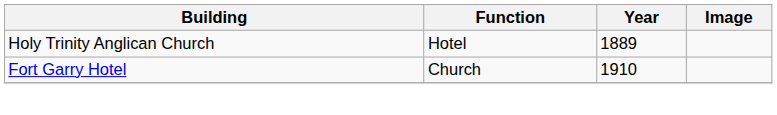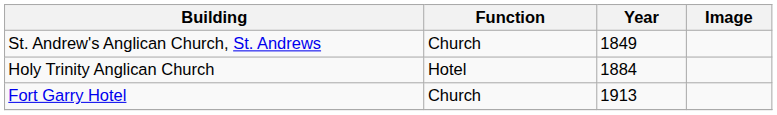+ row: (165, 43)
(619, 43) 1889 -> (619, 69) 1884
(619, 69) 1910 -> (619, 95) 1913
